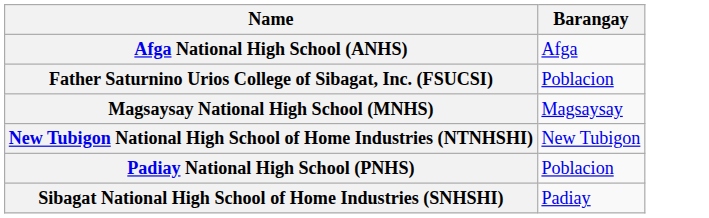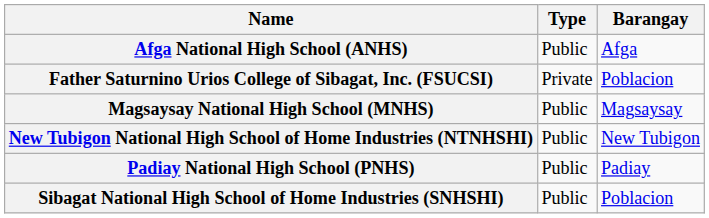+ column: (567, 19)
(578, 168) Poblacion -> (626, 168) Padiay
(566, 198) Padiay -> (637, 198) Poblacion
